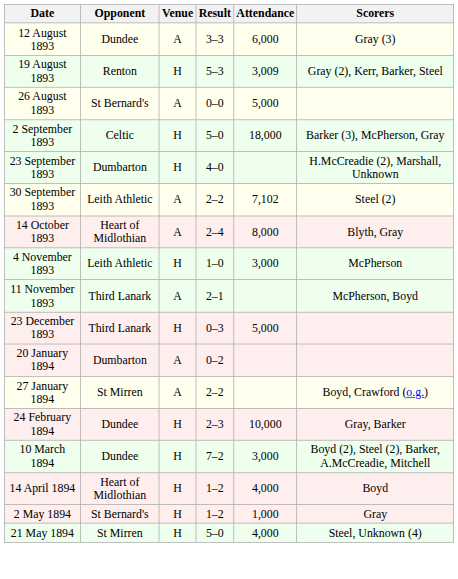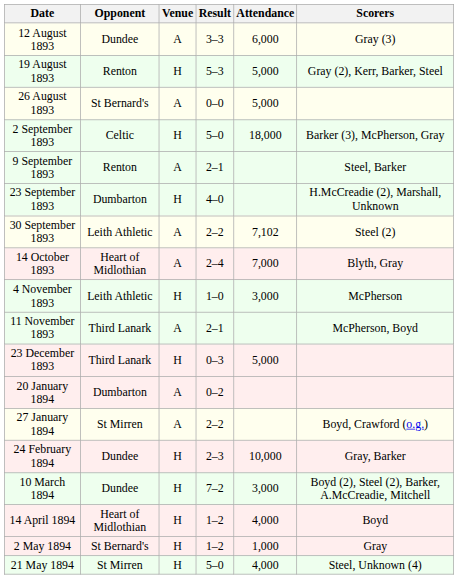(265, 71) 3,009 -> (265, 71) 5,000
+ row: (42, 167)
(265, 231) 8,000 -> (265, 264) 7,000
